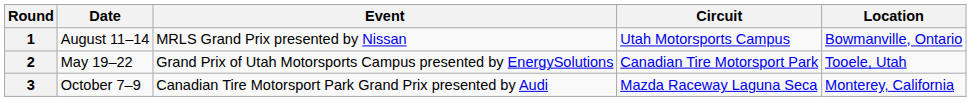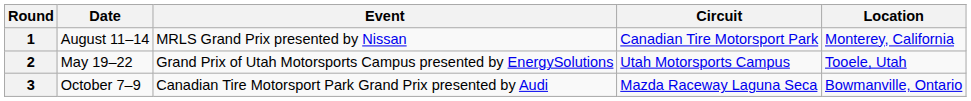(705, 39) Utah Motorsports Campus -> (719, 39) Canadian Tire Motorsport Park
(894, 39) Bowmanville, Ontario -> (890, 39) Monterey, California
(719, 62) Canadian Tire Motorsport Park -> (705, 62) Utah Motorsports Campus
(890, 85) Monterey, California -> (894, 85) Bowmanville, Ontario
